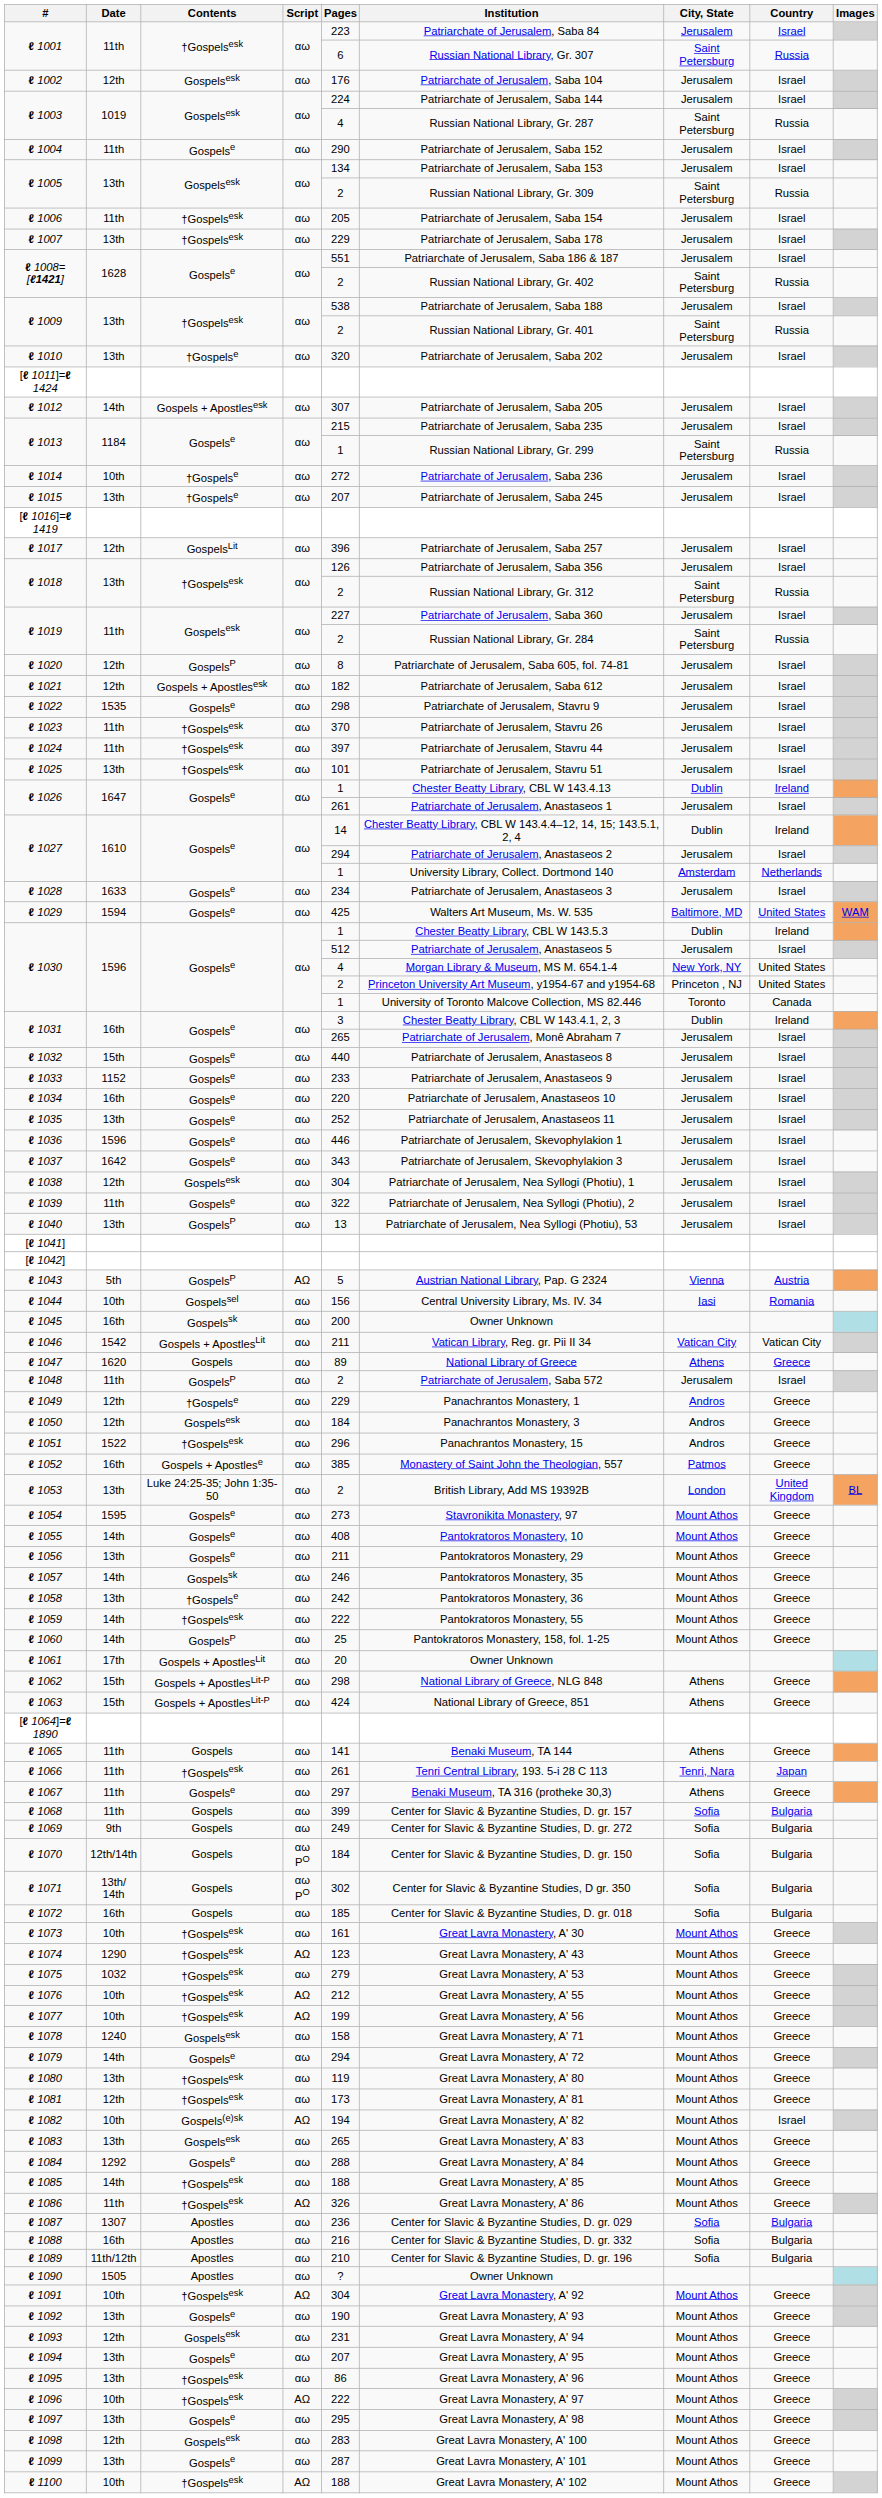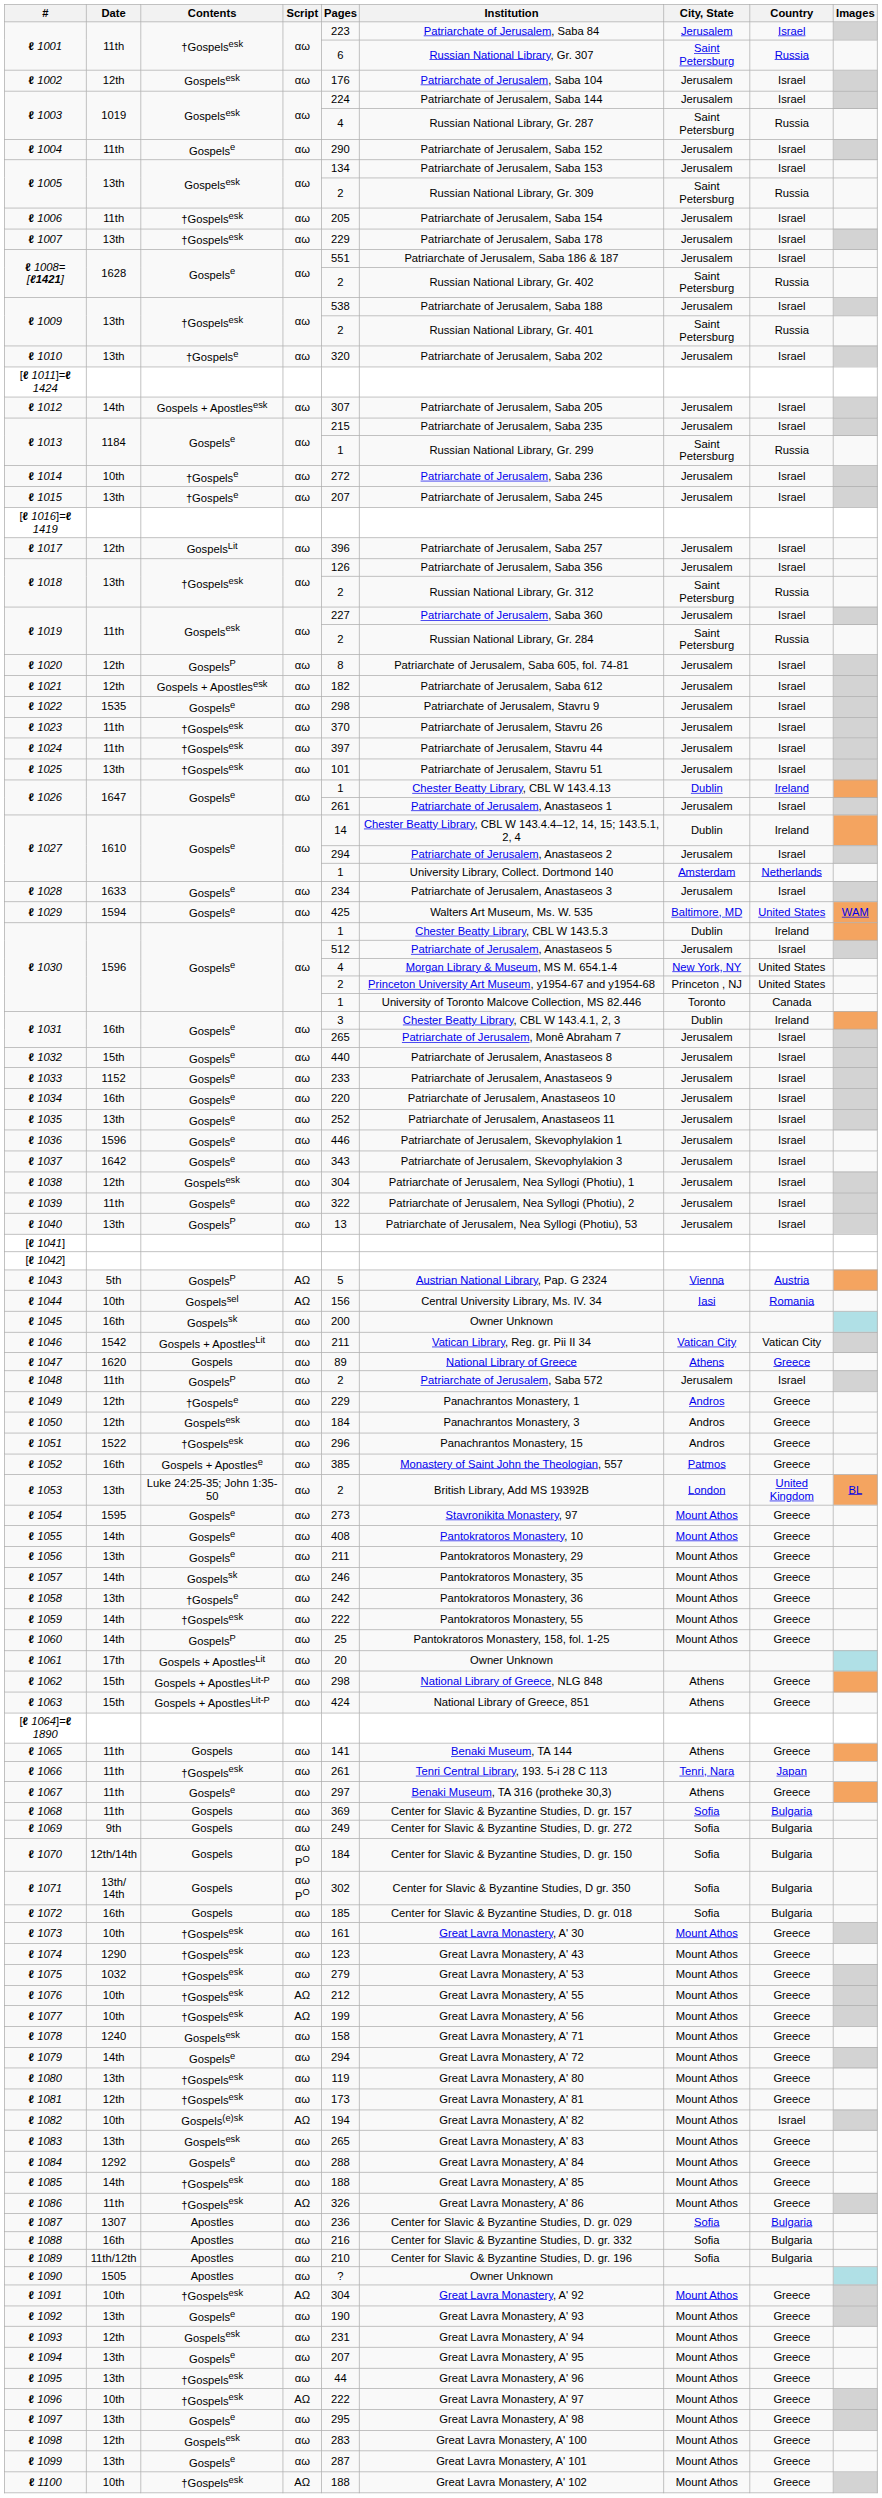(302, 1301) αω -> (302, 1301) ΑΩ
(340, 1811) 399 -> (340, 1811) 369
(302, 1953) ΑΩ -> (302, 1953) αω
(340, 2378) 86 -> (340, 2378) 44
